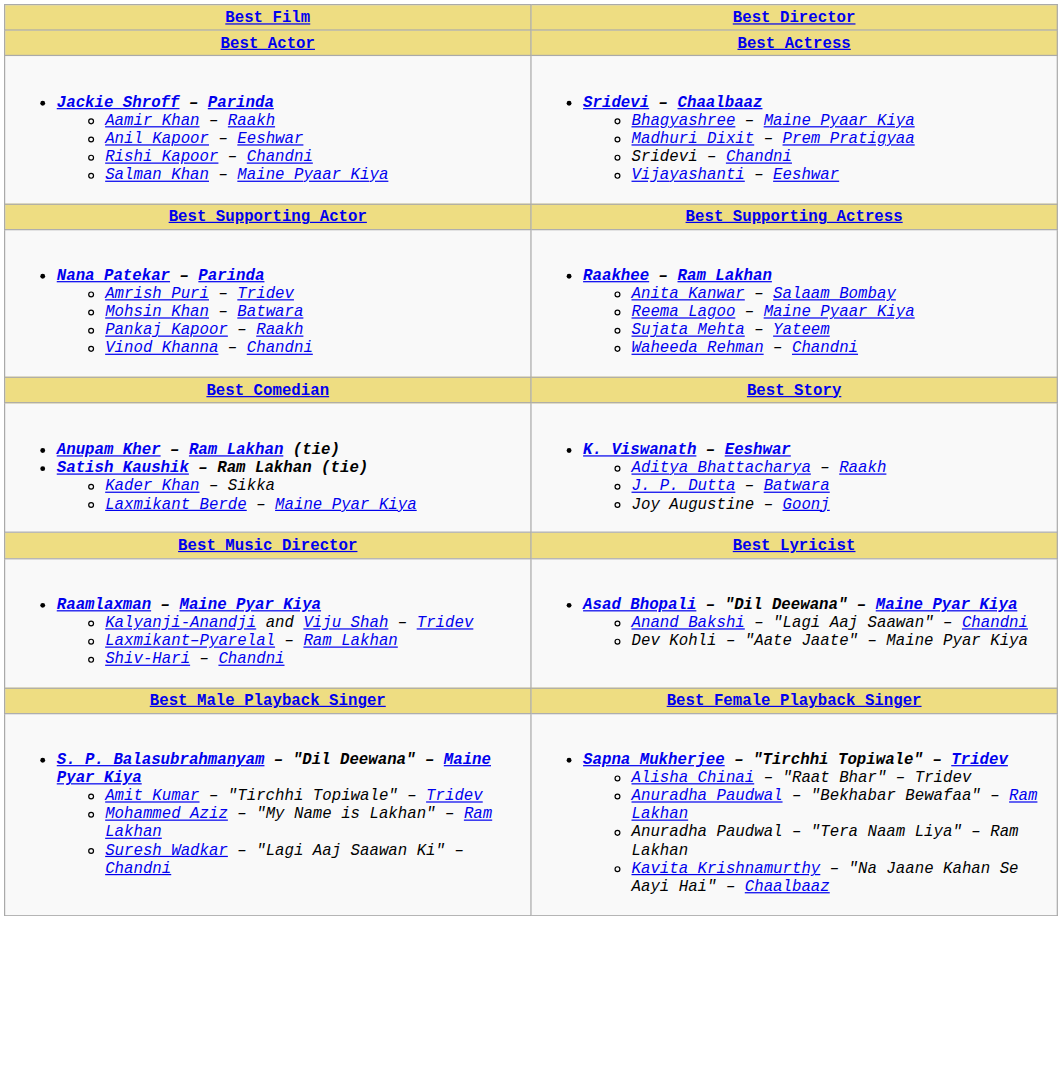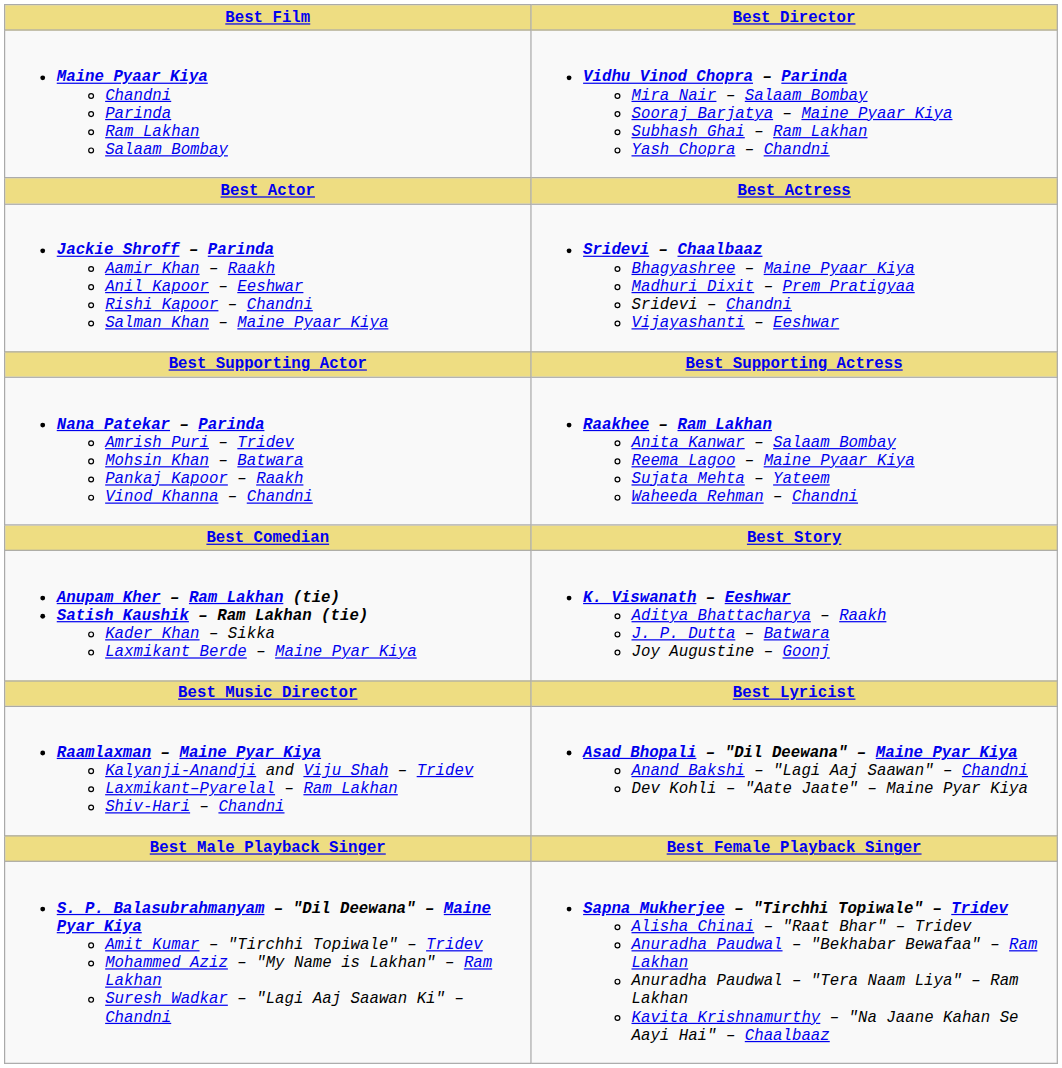+ row: (268, 113)
